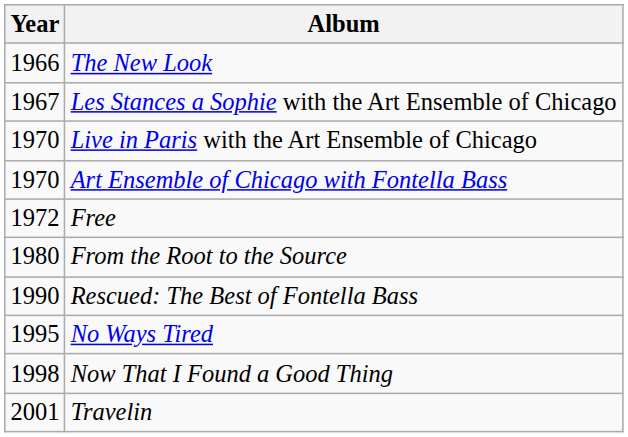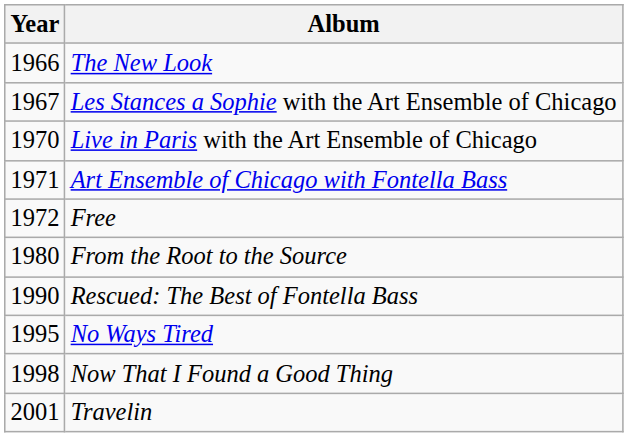(35, 179) 1970 -> (35, 179) 1971
